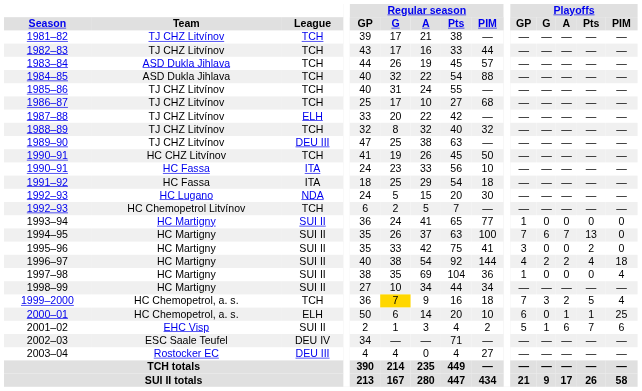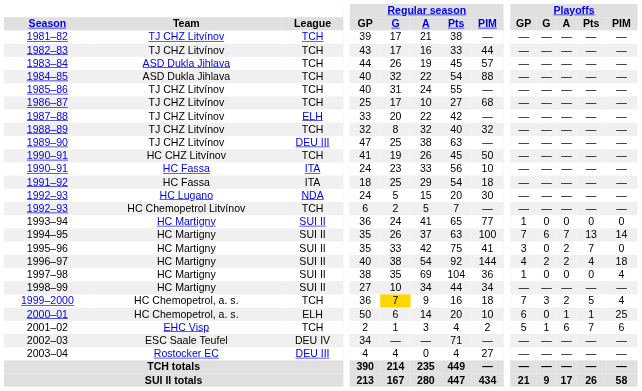(621, 235) 0 -> (621, 235) 14
(566, 248) 0 -> (566, 248) 2
(591, 248) 2 -> (591, 248) 7
(313, 327) SUI II -> (313, 327) TCH
